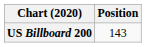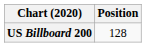(118, 32) 143 -> (118, 32) 128
